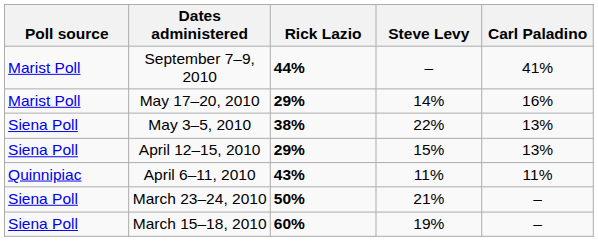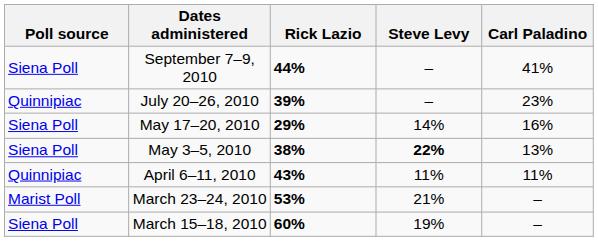(44, 67) Marist Poll -> (43, 67) Siena Poll
+ row: (200, 100)
(44, 100) Marist Poll -> (43, 125) Siena Poll
(429, 125) normal -> (429, 150) bold
- row: (200, 150)
(43, 199) Siena Poll -> (44, 199) Marist Poll
(289, 199) 50% -> (289, 199) 53%
